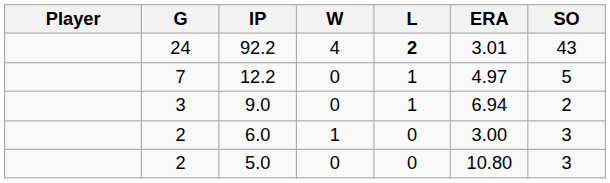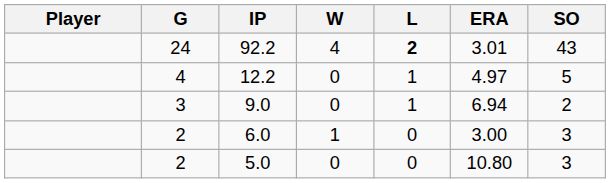(180, 76) 7 -> (180, 76) 4
